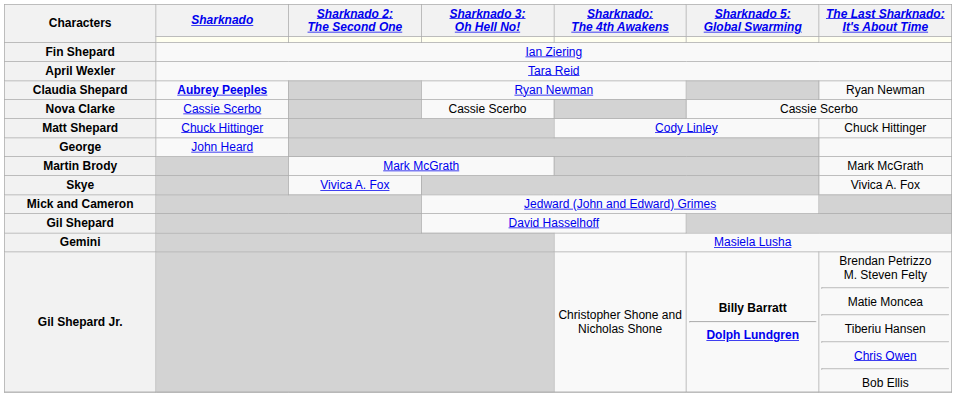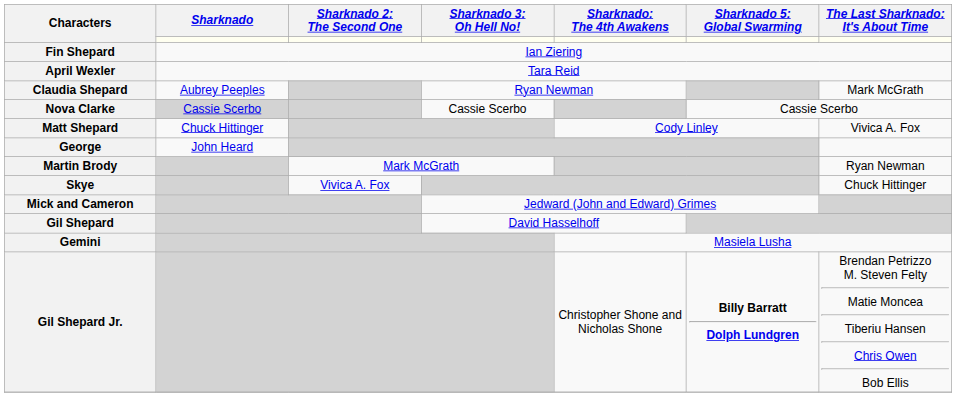(222, 90) bold -> (222, 90) normal
(885, 90) Ryan Newman -> (885, 90) Mark McGrath
(222, 109) no background -> (222, 109) lightgrey background
(885, 128) Chuck Hittinger -> (885, 128) Vivica A. Fox
(885, 166) Mark McGrath -> (885, 166) Ryan Newman
(885, 185) Vivica A. Fox -> (885, 185) Chuck Hittinger
